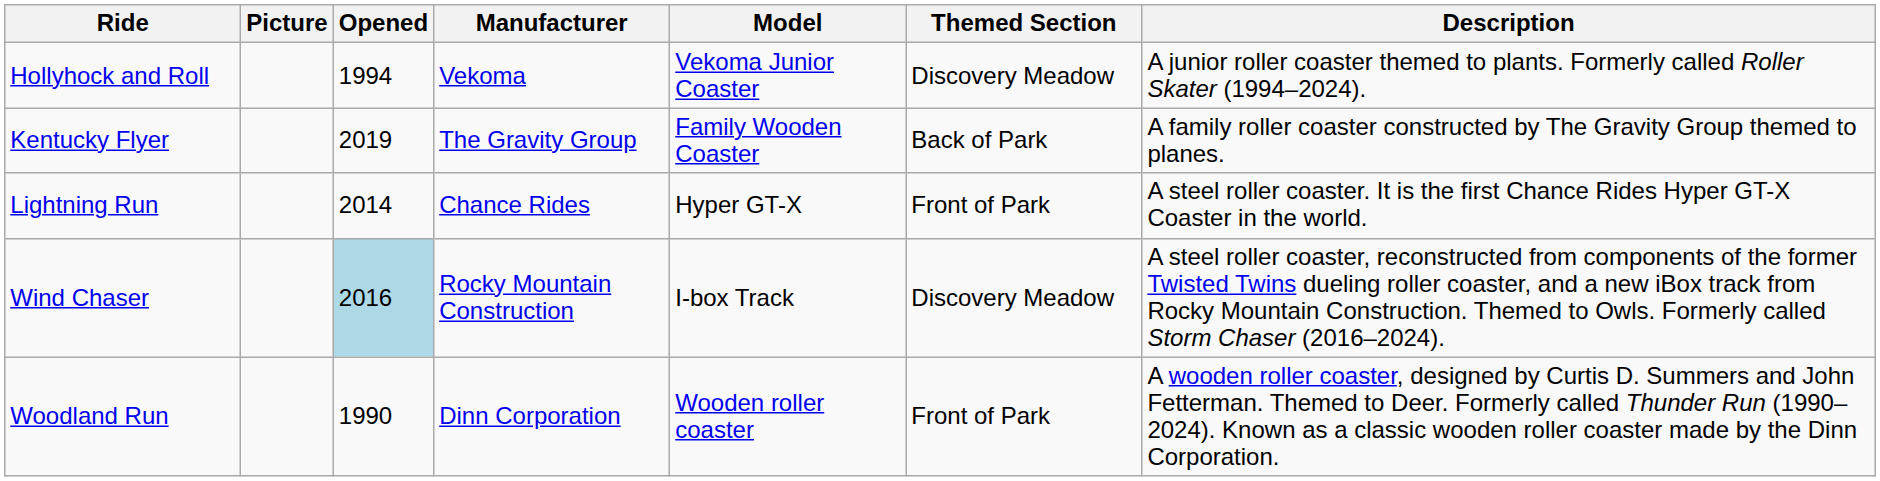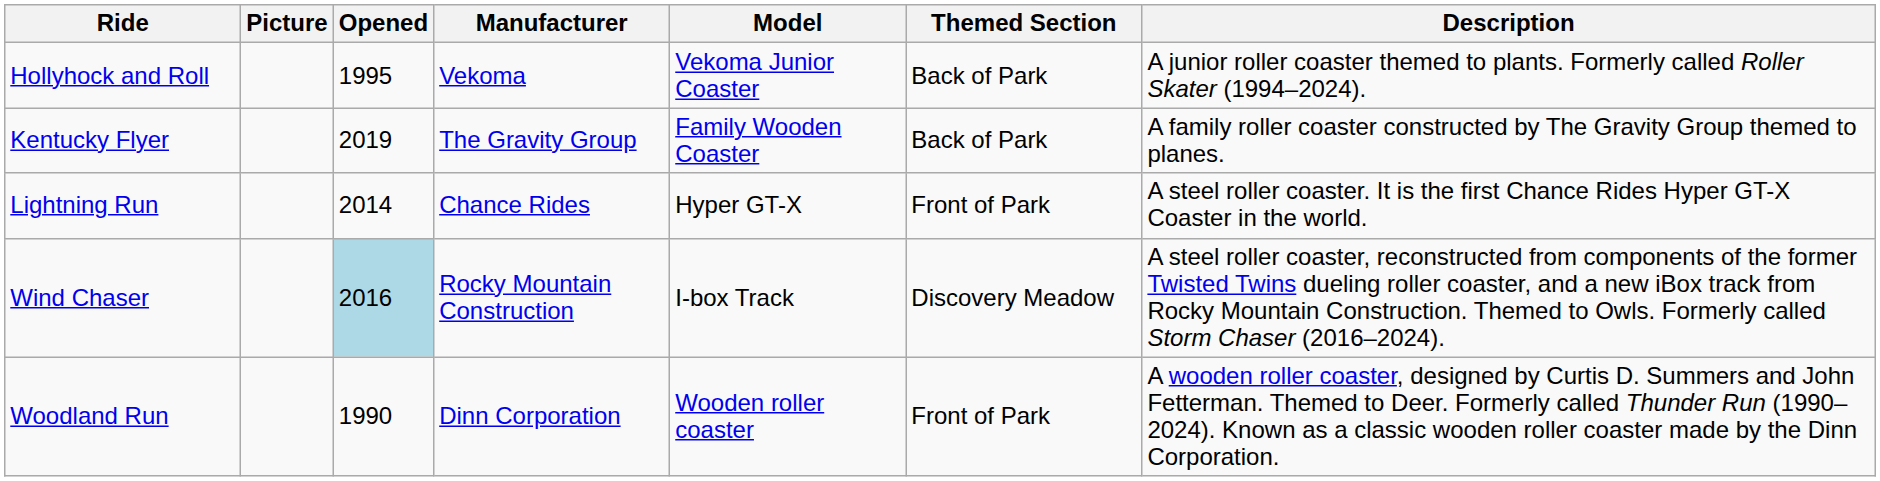(365, 75) 1994 -> (365, 75) 1995
(1013, 75) Discovery Meadow -> (979, 75) Back of Park
